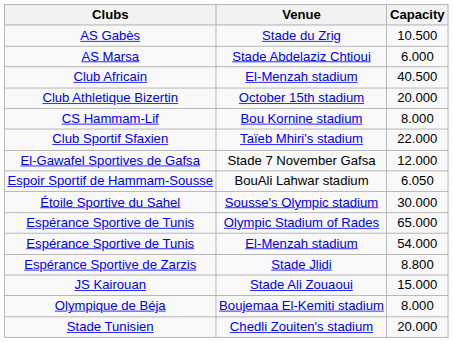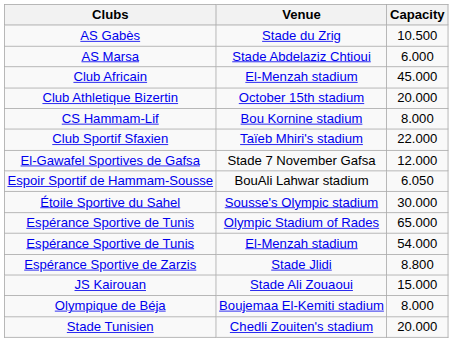(417, 77) 40.500 -> (417, 77) 45.000
